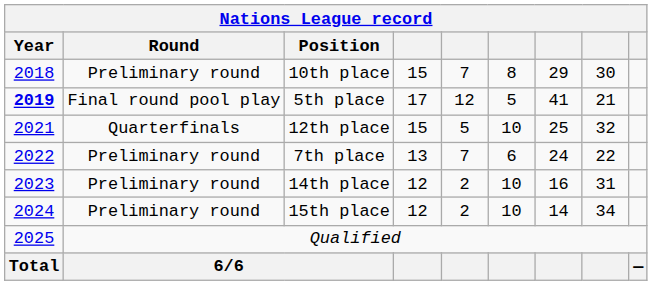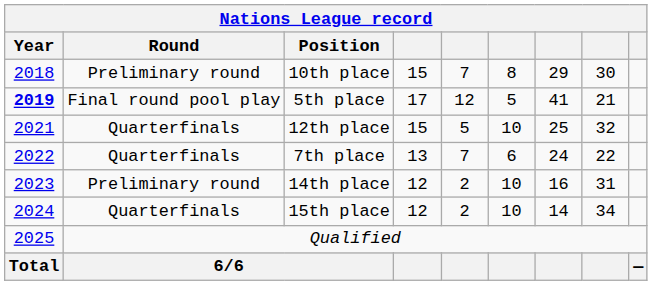(174, 156) Preliminary round -> (174, 156) Quarterfinals
(174, 211) Preliminary round -> (174, 211) Quarterfinals
